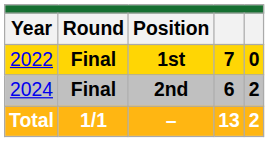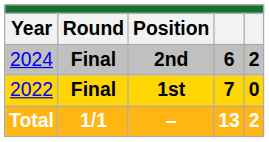rows swapped: (171, 59) <-> (171, 90)
